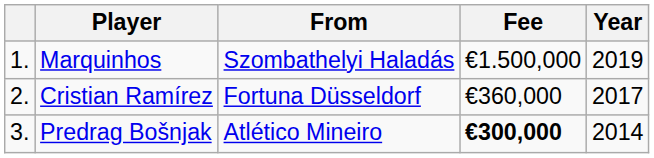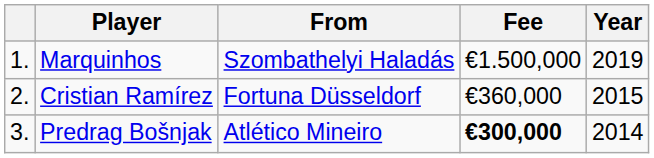(618, 96) 2017 -> (618, 96) 2015
